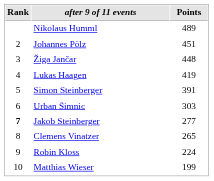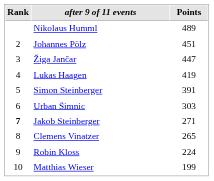(189, 59) 448 -> (189, 59) 447
(189, 121) 277 -> (189, 121) 271
